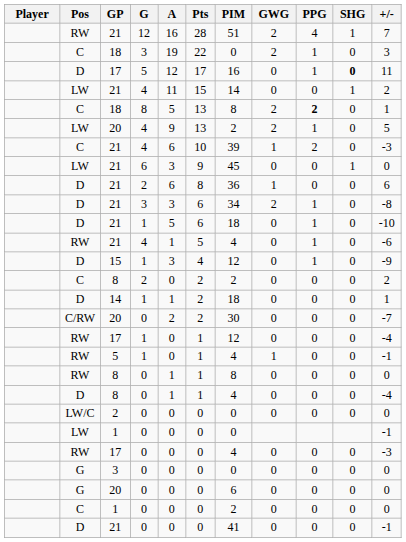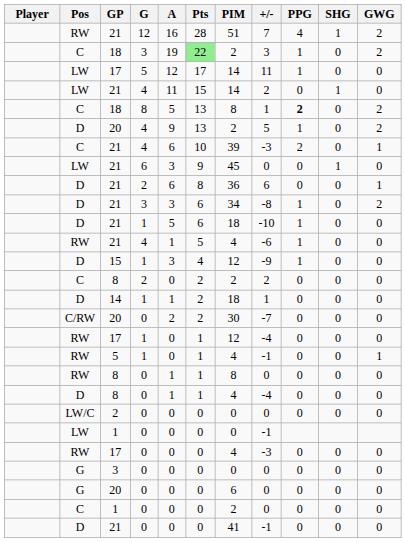columns swapped: (387, 14) <-> (274, 14)
(200, 52) no background -> (200, 52) lightgreen background
(233, 52) 0 -> (233, 52) 2
(80, 71) D -> (80, 71) LW
(233, 71) 16 -> (233, 71) 14
(353, 71) bold -> (338, 71) normal
(80, 128) LW -> (80, 128) D
